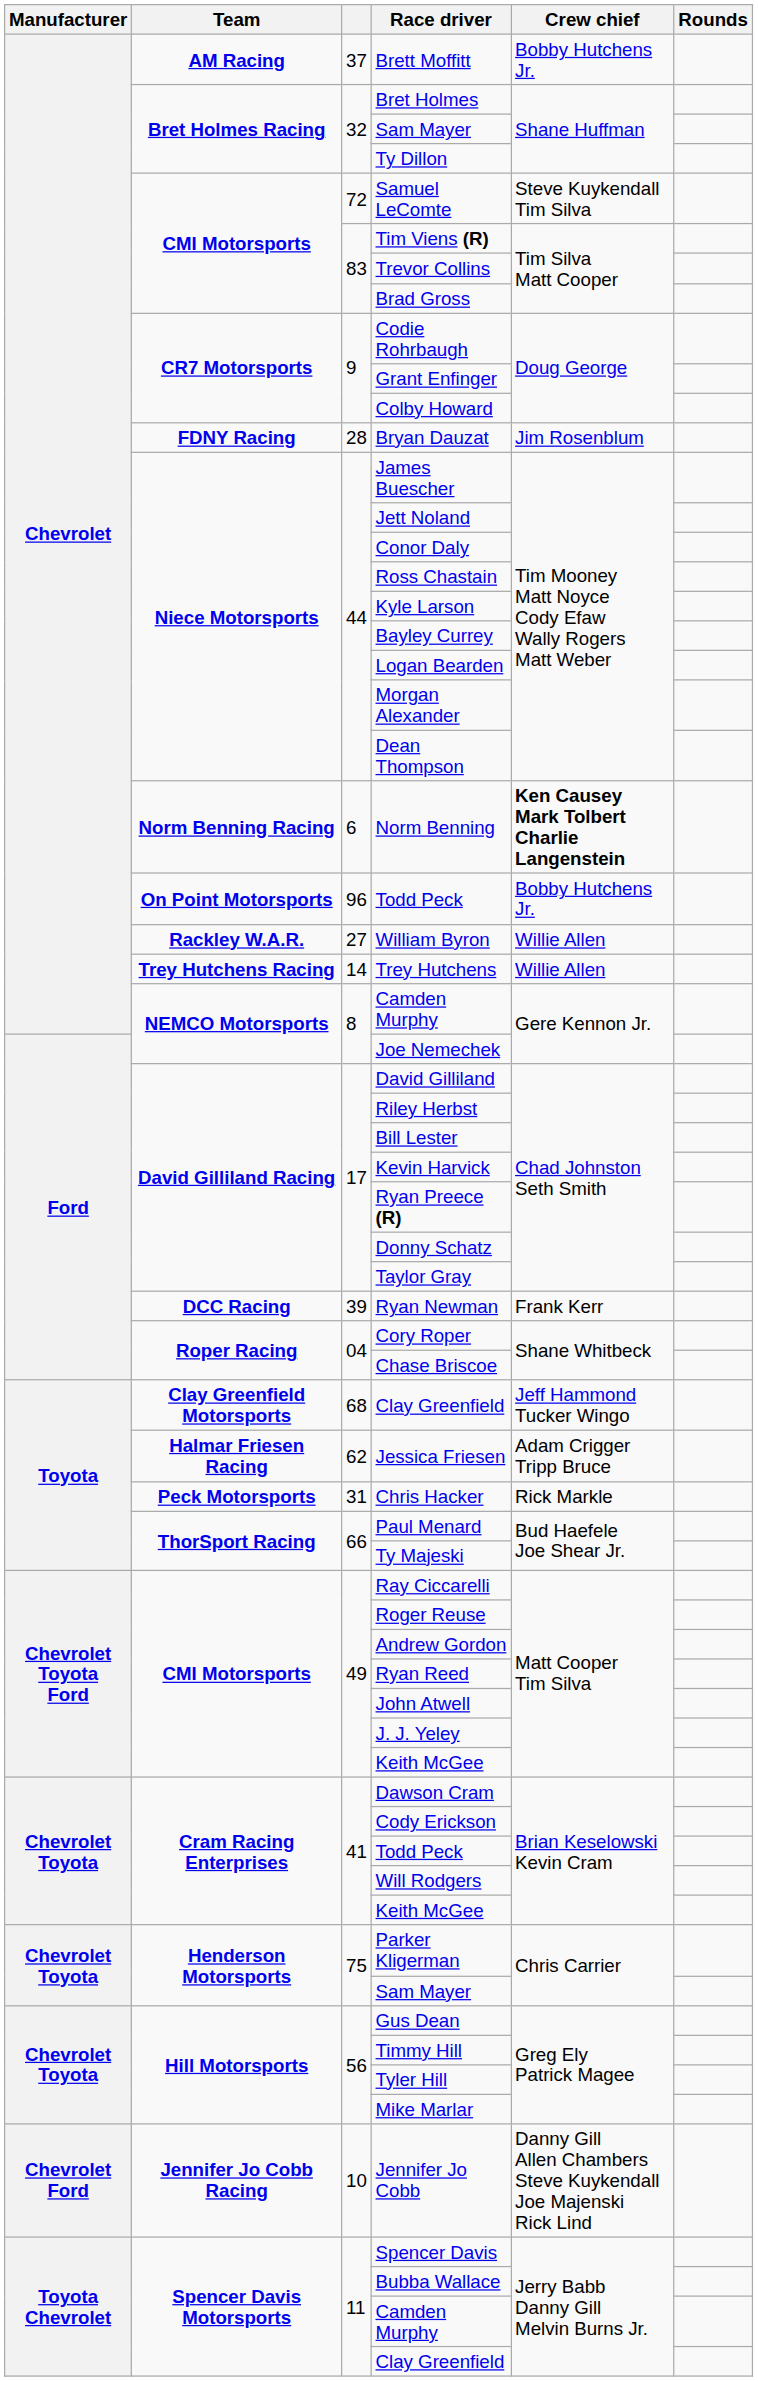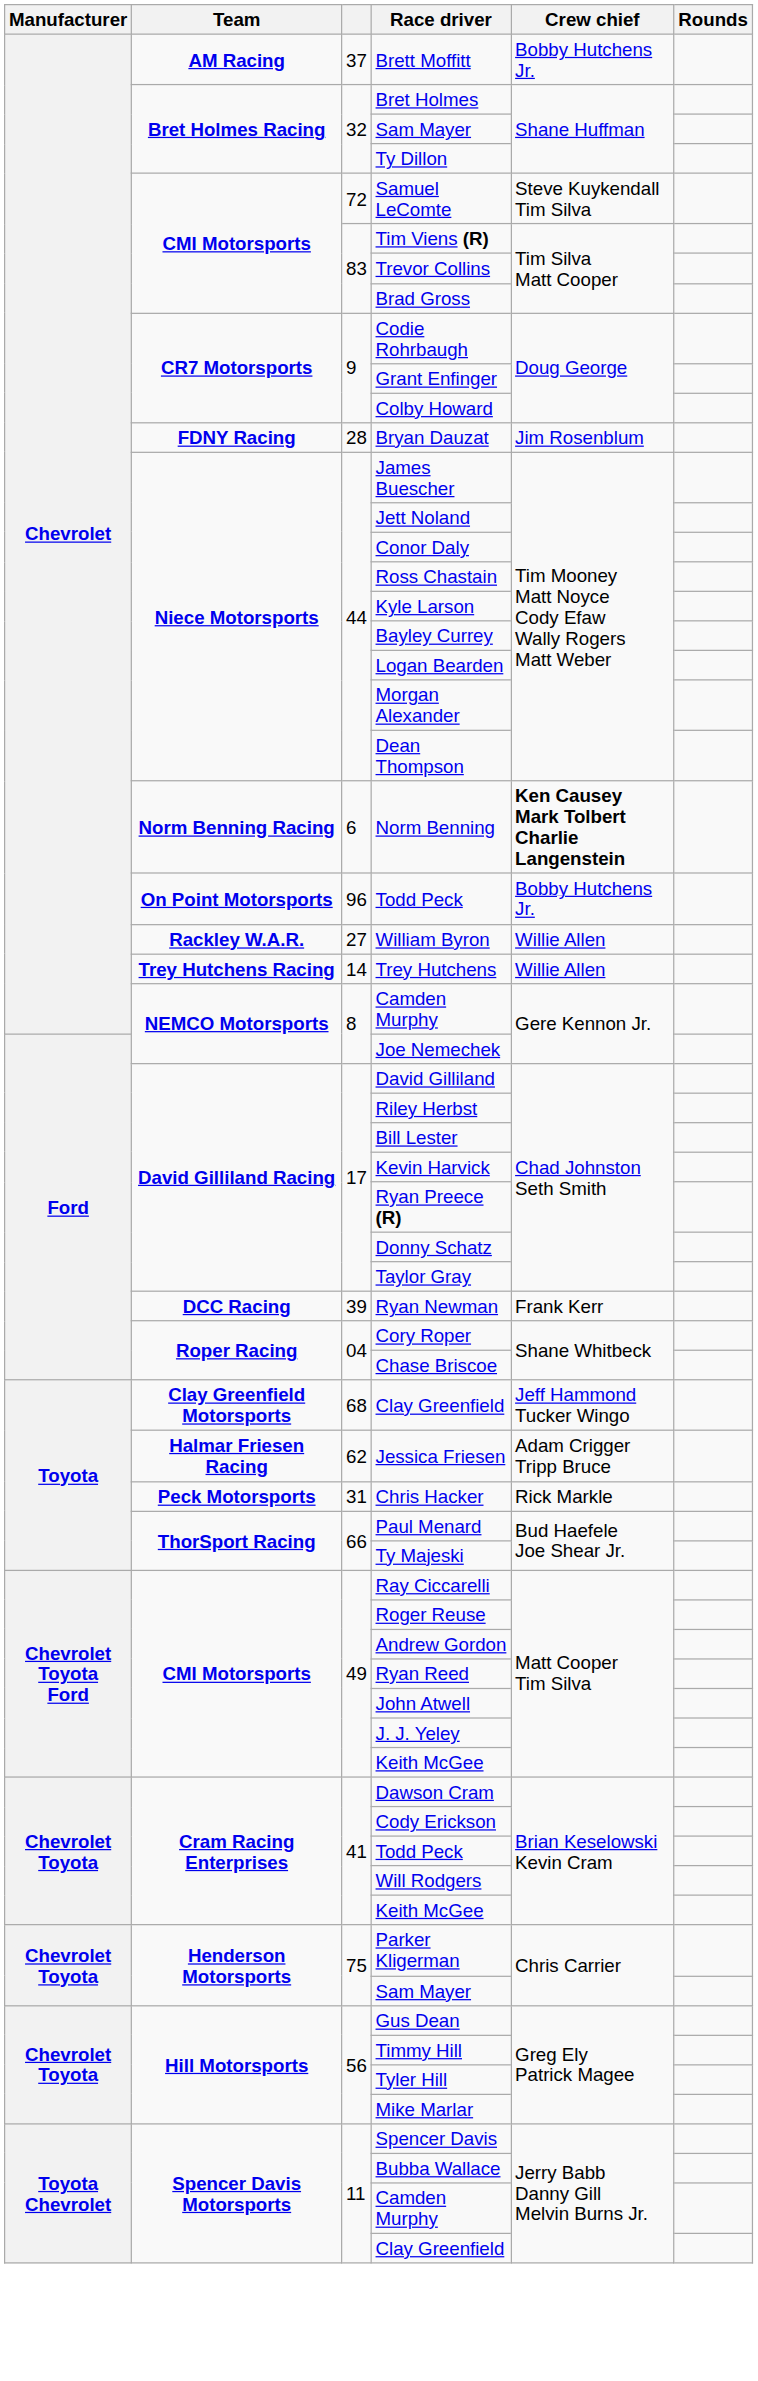- row: (356, 2180)
